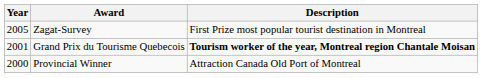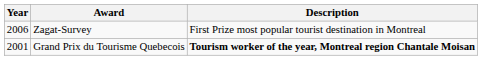(18, 30) 2005 -> (18, 30) 2006
- row: (72, 64)
